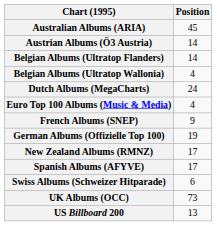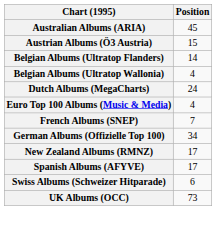(193, 43) 14 -> (193, 43) 15
(193, 120) 9 -> (193, 120) 7
(193, 136) 19 -> (193, 136) 34
- row: (89, 213)
